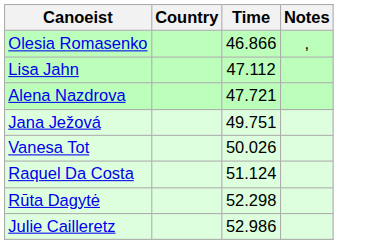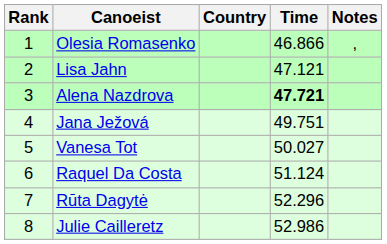+ column: (28, 17)
(251, 69) 47.112 -> (299, 69) 47.121
(251, 95) normal -> (299, 95) bold
(251, 148) 50.026 -> (299, 148) 50.027
(251, 200) 52.298 -> (299, 200) 52.296
